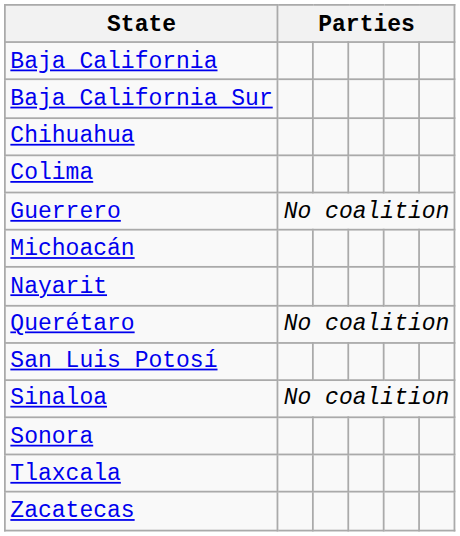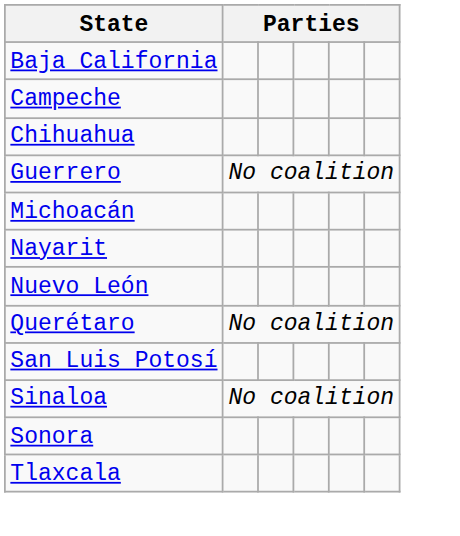- row: (142, 99)
+ row: (66, 99)
- row: (52, 174)
+ row: (79, 286)
- row: (73, 511)
